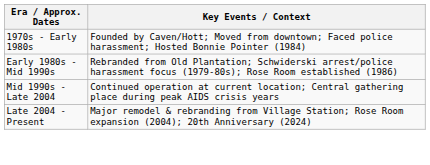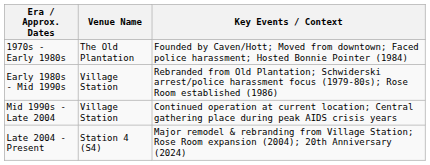+ column: (115, 22)
